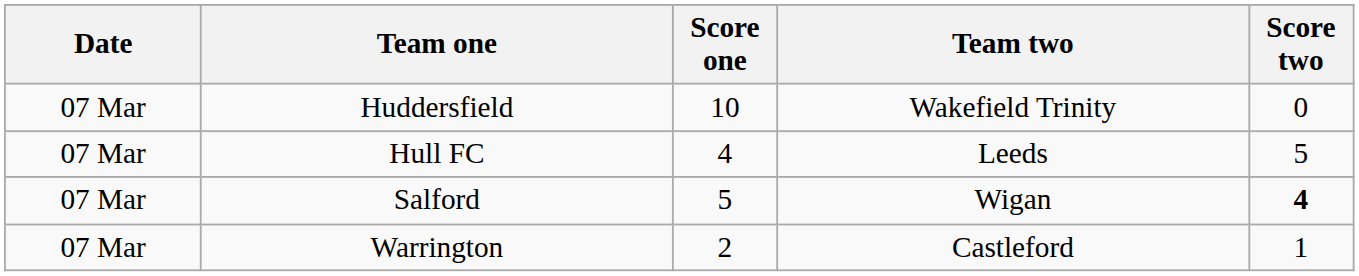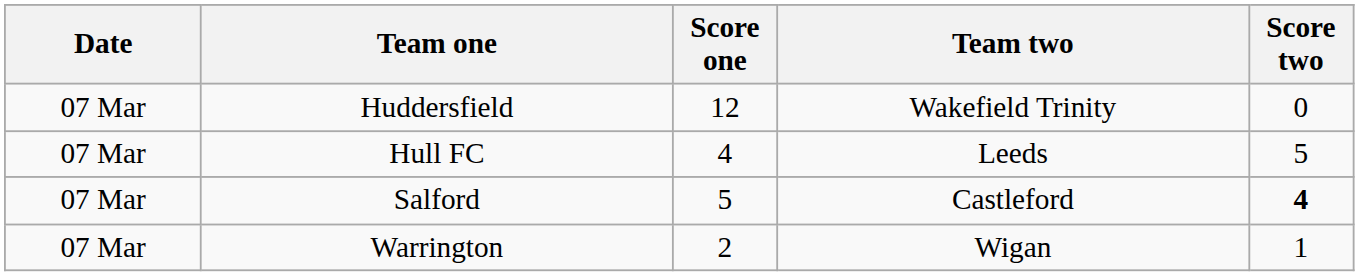(725, 107) 10 -> (725, 107) 12
(1013, 199) Wigan -> (1013, 199) Castleford
(1013, 246) Castleford -> (1013, 246) Wigan
